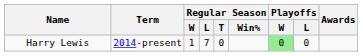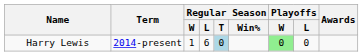(207, 43) 7 -> (207, 43) 6
(221, 43) no background -> (221, 43) lightblue background
